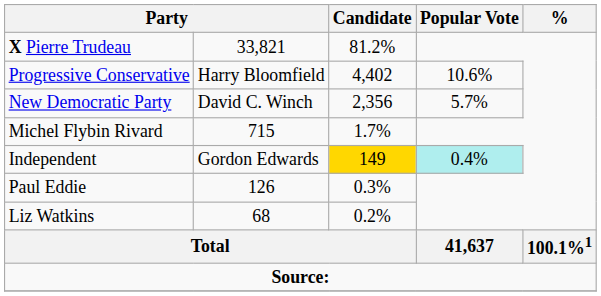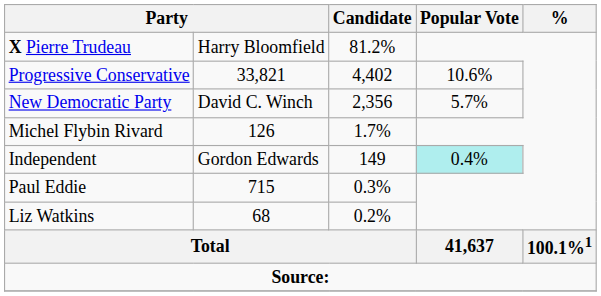(261, 46) 33,821 -> (261, 46) Harry Bloomfield
(261, 74) Harry Bloomfield -> (261, 74) 33,821
(261, 131) 715 -> (261, 131) 126
(372, 159) gold background -> (372, 159) no background
(261, 187) 126 -> (261, 187) 715
